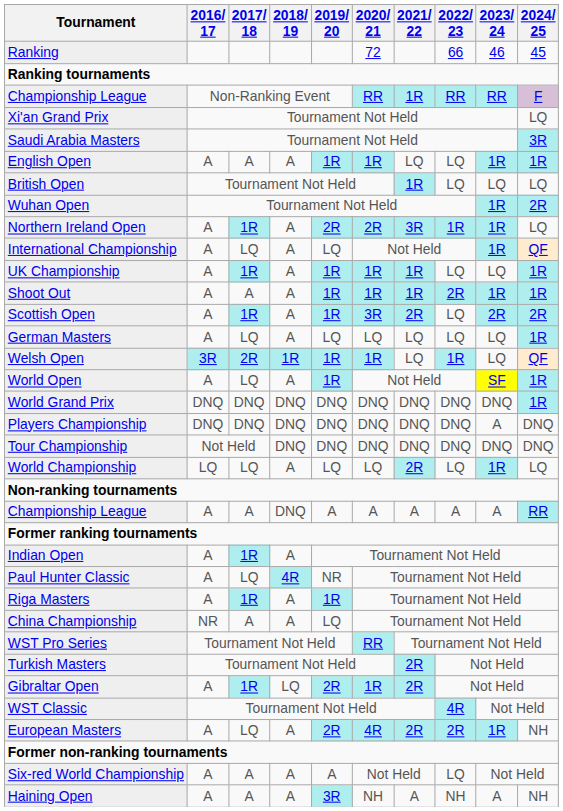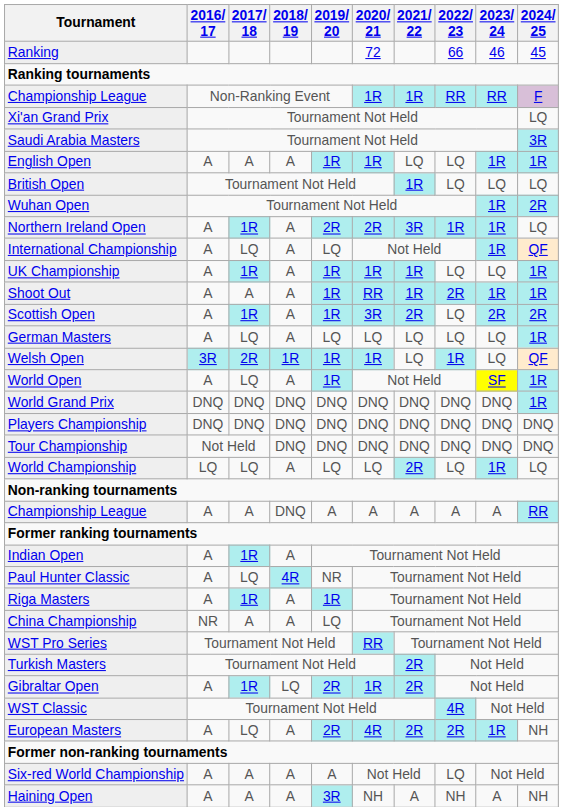(373, 96) RR -> (373, 96) 1R
(373, 293) 1R -> (373, 293) RR
(497, 424) A -> (497, 424) DNQ
